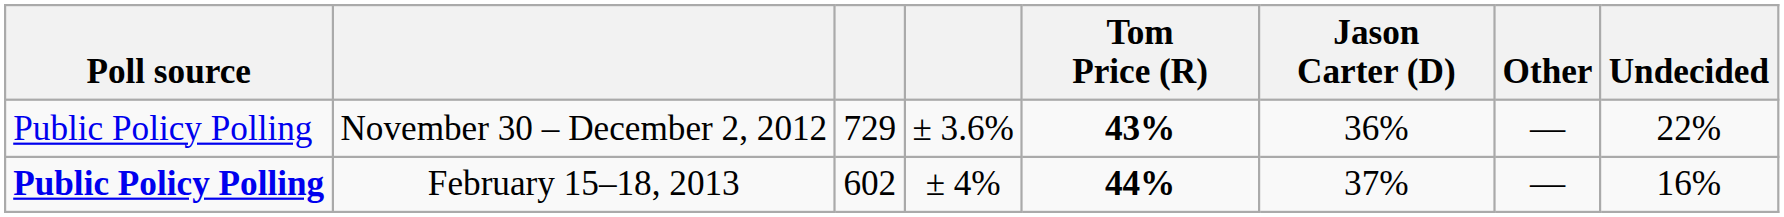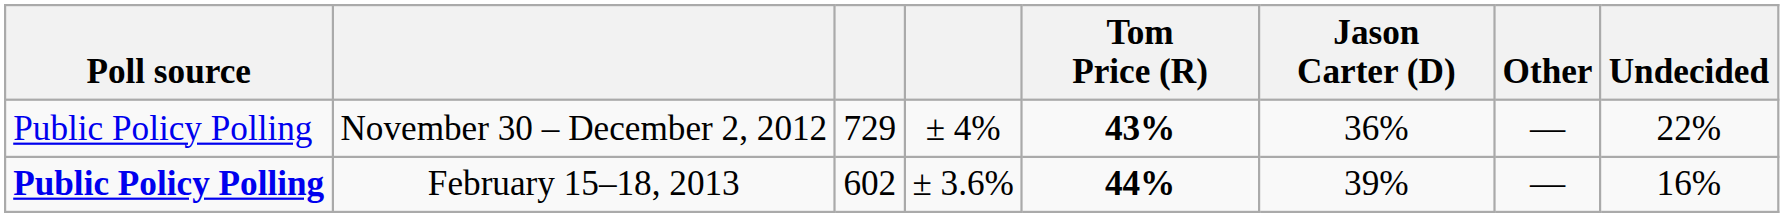(963, 127) ± 3.6% -> (963, 127) ± 4%
(963, 183) ± 4% -> (963, 183) ± 3.6%
(1376, 183) 37% -> (1376, 183) 39%
